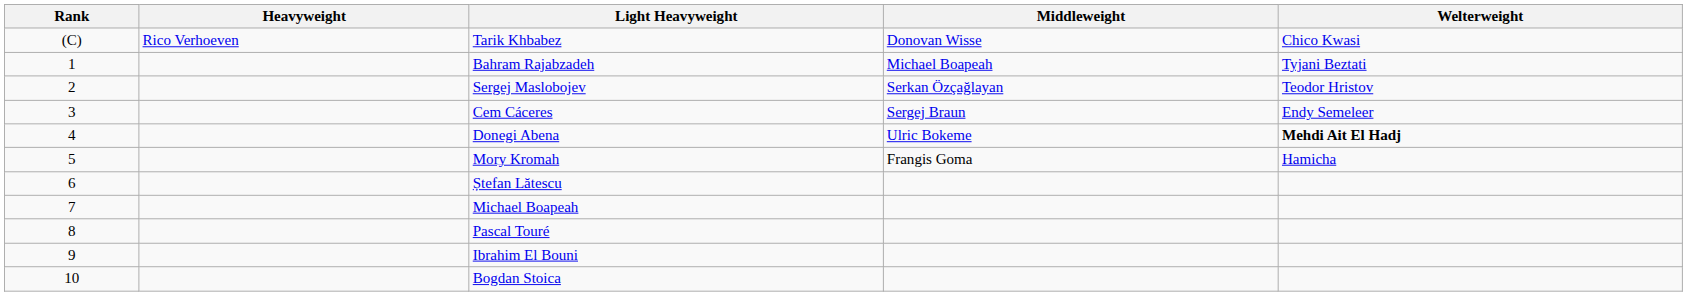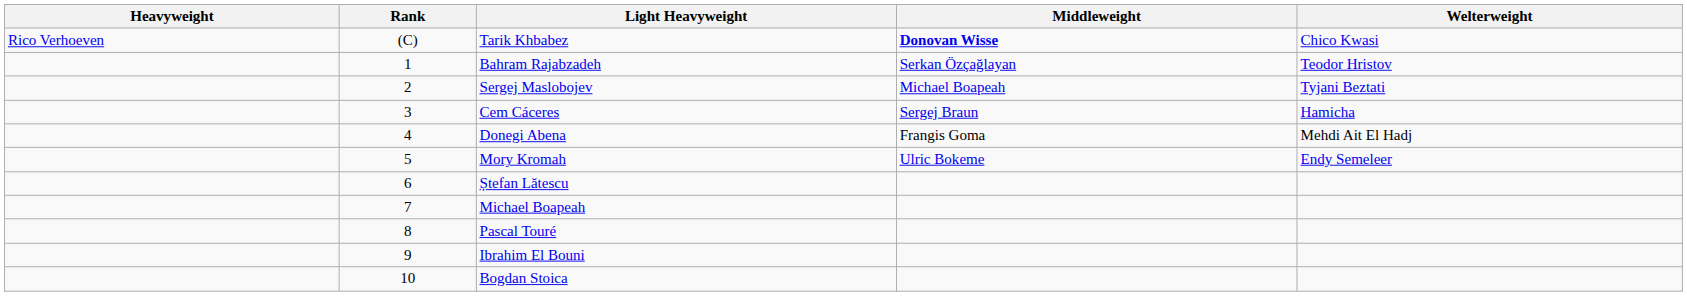columns swapped: (72, 16) <-> (304, 16)
(934, 40) normal -> (949, 40) bold
(940, 64) Michael Boapeah -> (958, 64) Serkan Özçağlayan
(1324, 64) Tyjani Beztati -> (1346, 64) Teodor Hristov
(945, 87) Serkan Özçağlayan -> (952, 87) Michael Boapeah
(1328, 87) Teodor Hristov -> (1343, 87) Tyjani Beztati
(1328, 111) Endy Semeleer -> (1328, 111) Hamicha
(929, 135) Ulric Bokeme -> (942, 135) Frangis Goma
(1342, 135) bold -> (1356, 135) normal
(930, 159) Frangis Goma -> (942, 159) Ulric Bokeme
(1309, 159) Hamicha -> (1346, 159) Endy Semeleer
